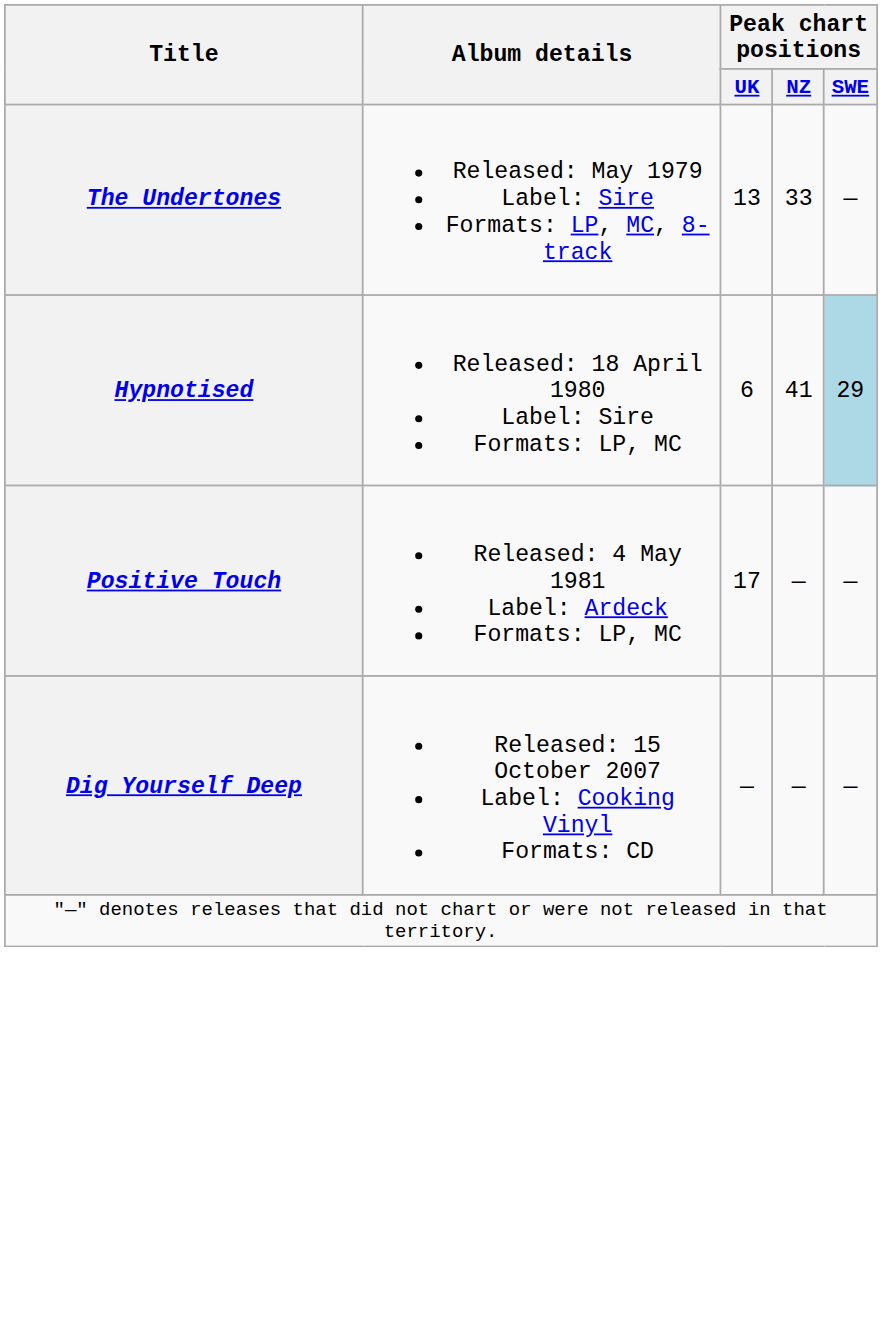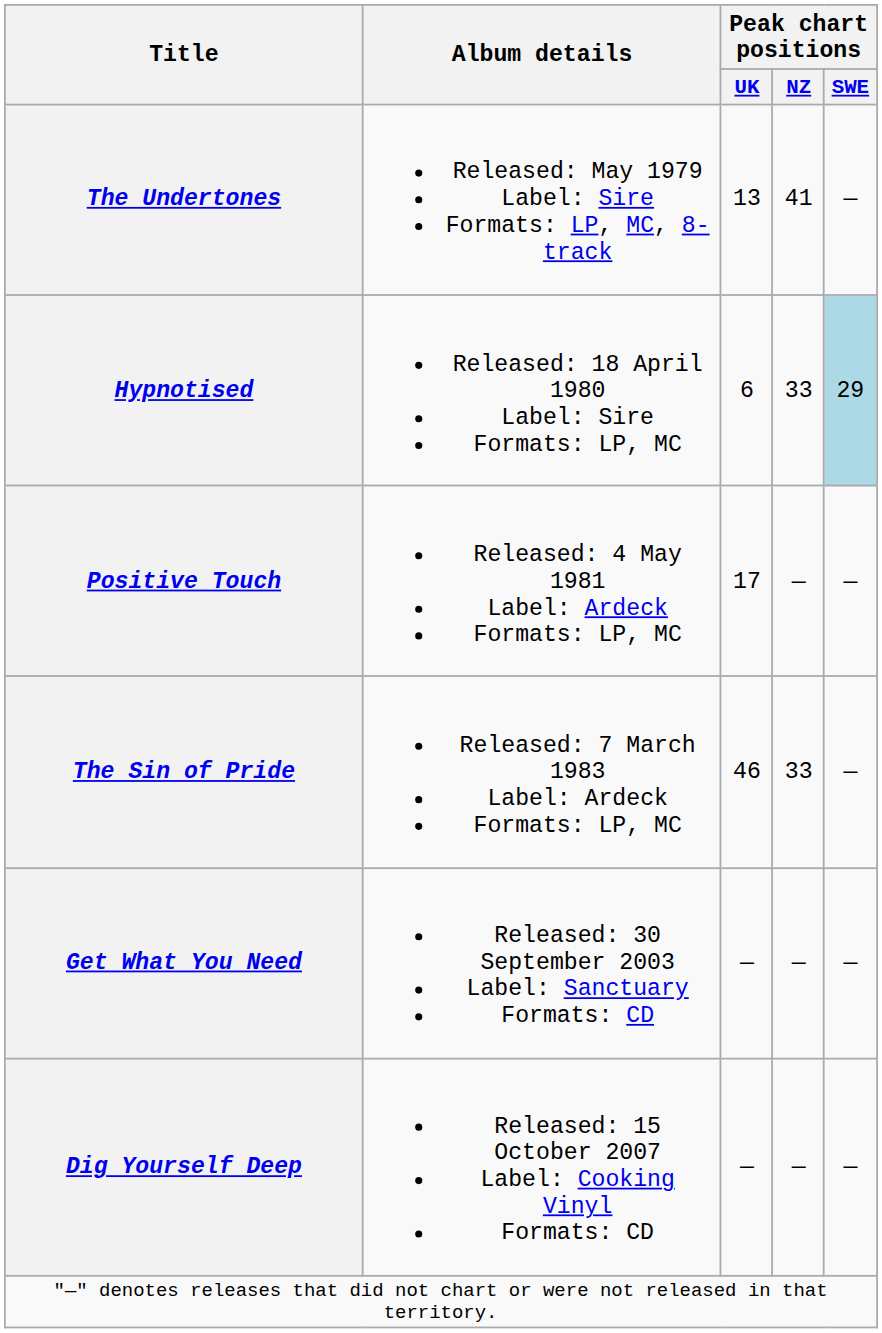(799, 200) 33 -> (799, 200) 41
(799, 390) 41 -> (799, 390) 33
+ row: (184, 772)
+ row: (184, 963)
